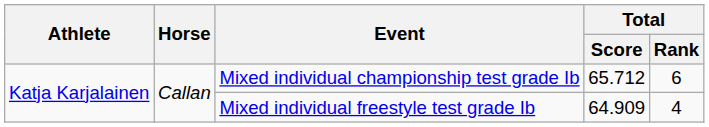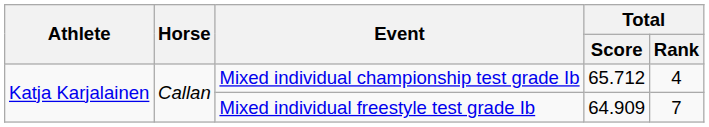(676, 78) 6 -> (676, 78) 4
(676, 108) 4 -> (676, 108) 7
